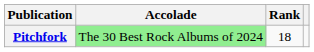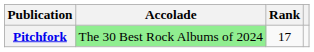(285, 36) 18 -> (285, 36) 17
